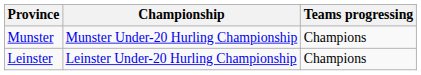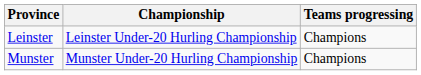rows swapped: (30, 59) <-> (31, 37)
